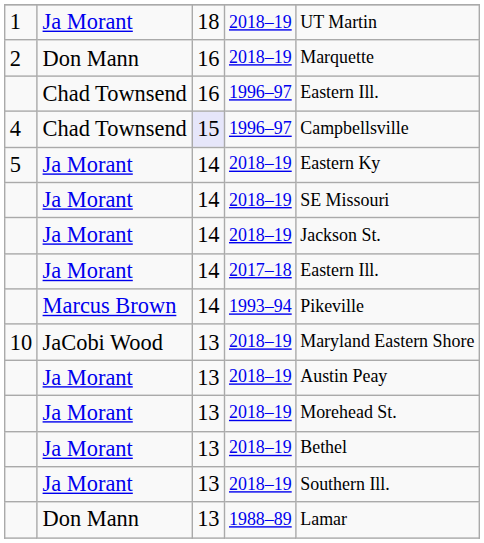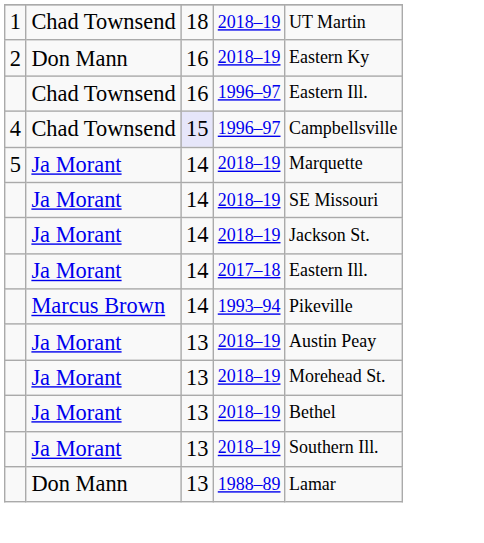(88, 22) Ja Morant -> (104, 22) Chad Townsend
(337, 57) Marquette -> (329, 57) Eastern Ky
(340, 164) Eastern Ky -> (326, 164) Marquette
- row: (21, 341)
